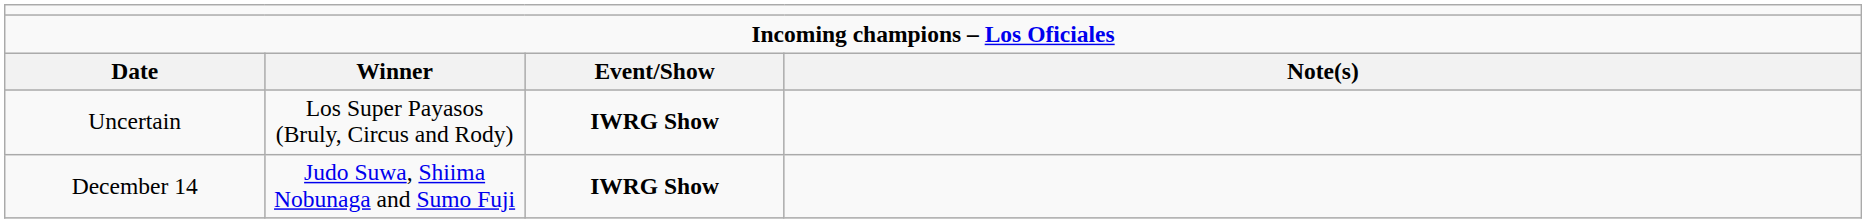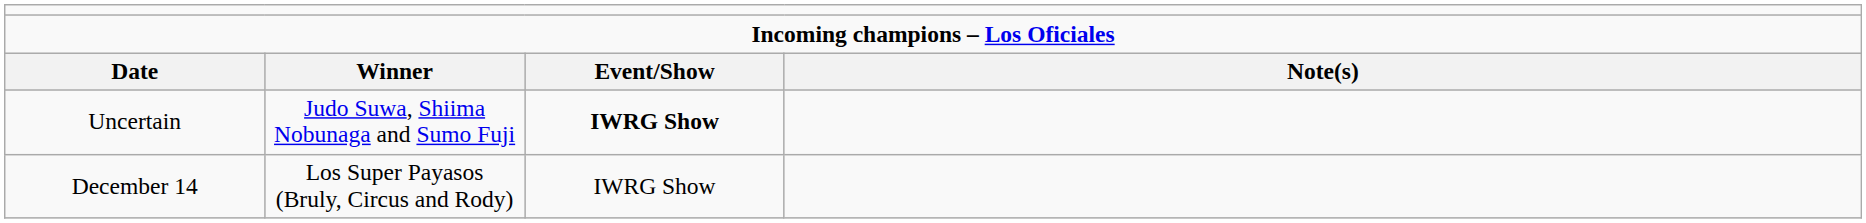(395, 121) Los Super Payasos (Bruly, Circus and Rody) -> (395, 121) Judo Suwa, Shiima Nobunaga and Sumo Fuji
(395, 185) Judo Suwa, Shiima Nobunaga and Sumo Fuji -> (395, 185) Los Super Payasos (Bruly, Circus and Rody)
(655, 185) bold -> (655, 185) normal
